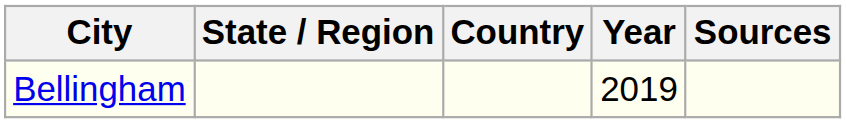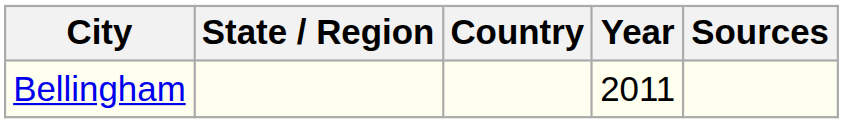(639, 88) 2019 -> (638, 88) 2011
